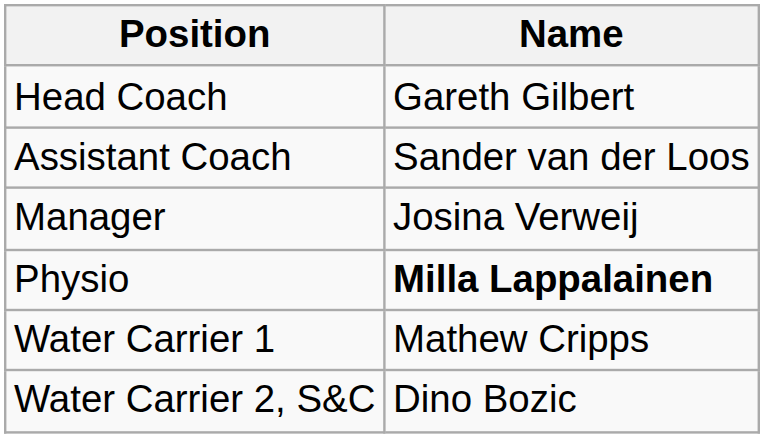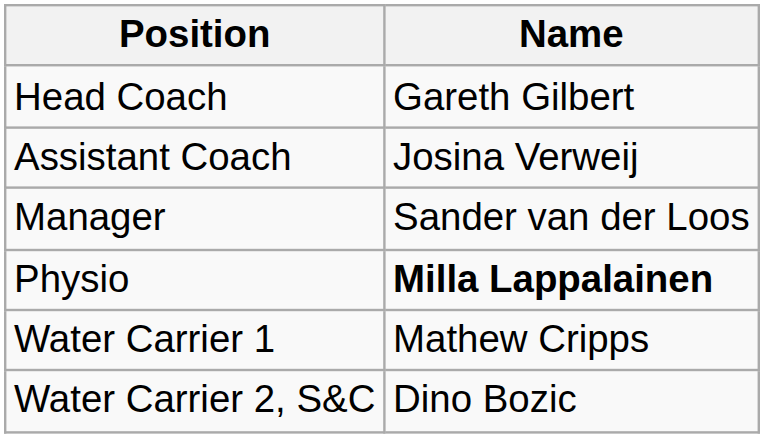(571, 156) Sander van der Loos -> (516, 156) Josina Verweij
(516, 217) Josina Verweij -> (571, 217) Sander van der Loos
